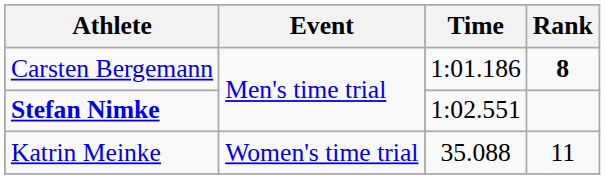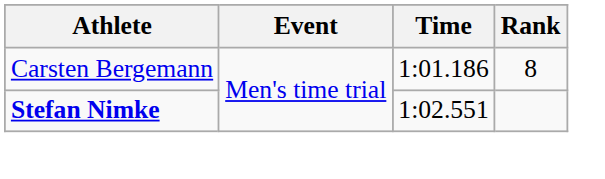(563, 68) bold -> (531, 68) normal
- row: (86, 152)
